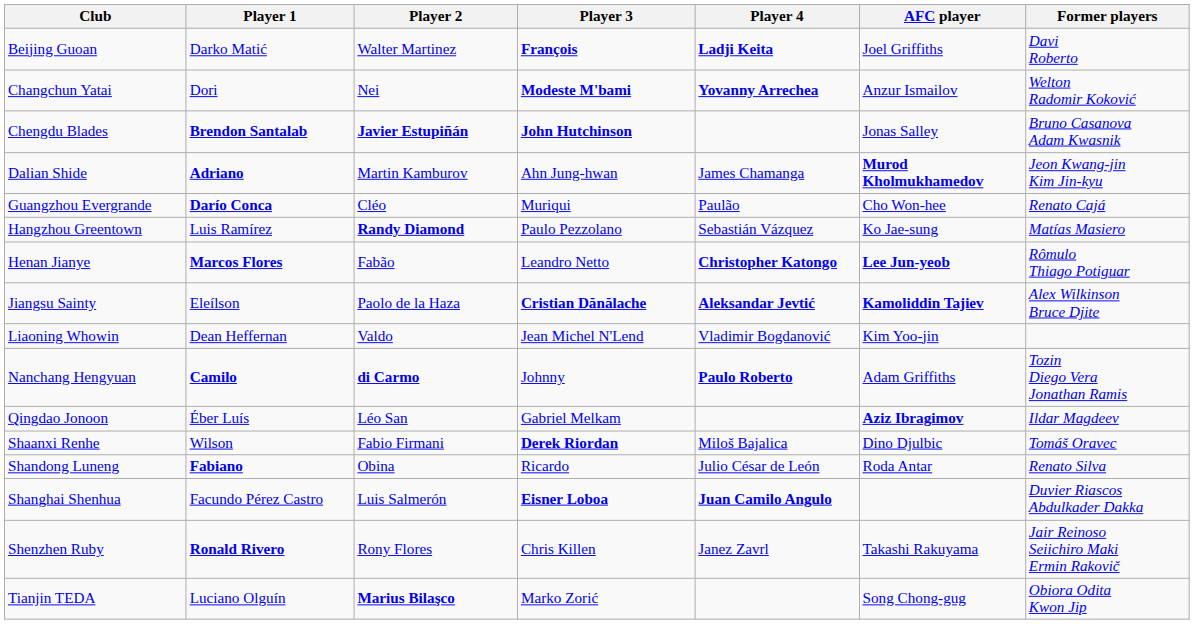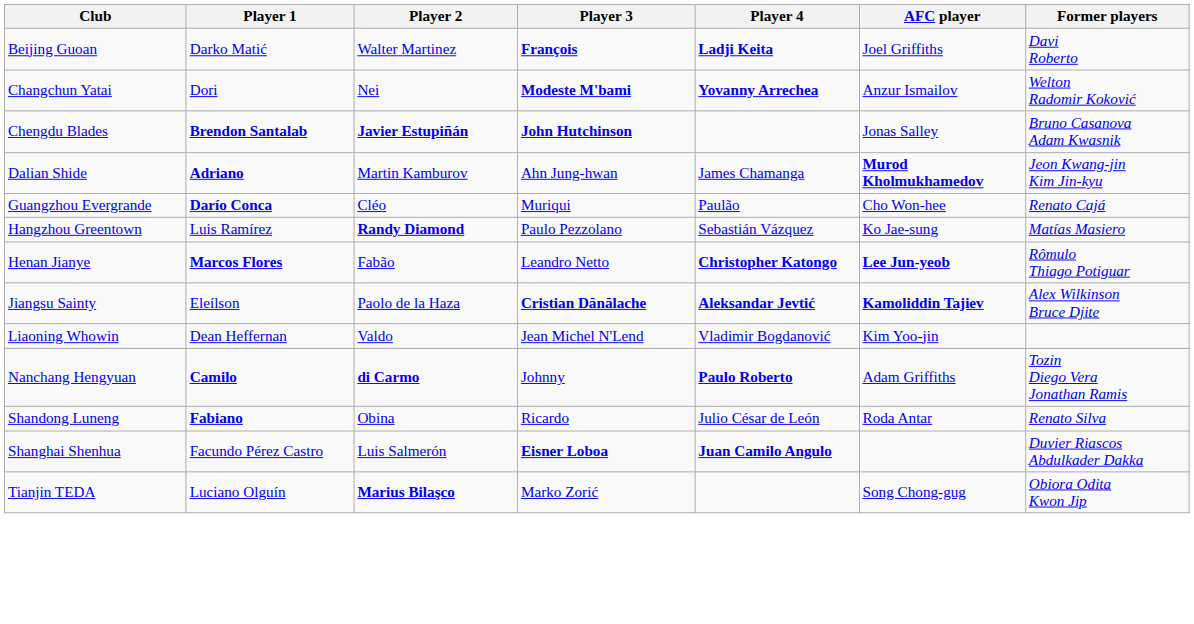- row: (58, 418)
- row: (54, 442)
- row: (56, 549)
